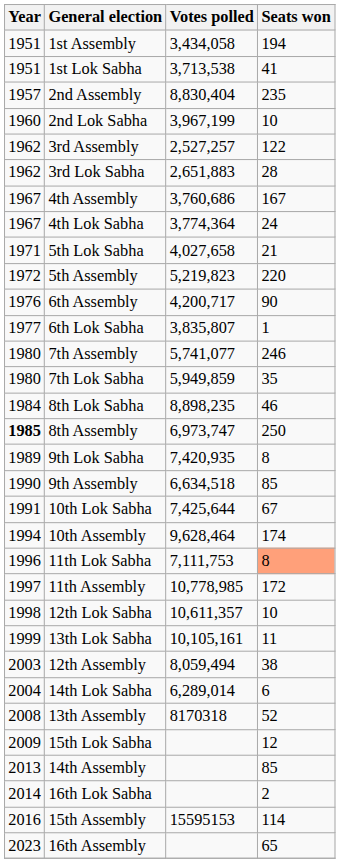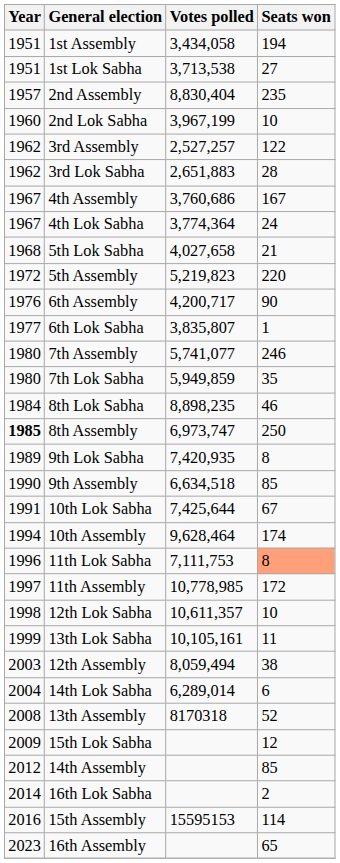(270, 69) 41 -> (270, 69) 27
(25, 250) 1971 -> (25, 250) 1968
(25, 768) 2013 -> (25, 768) 2012
